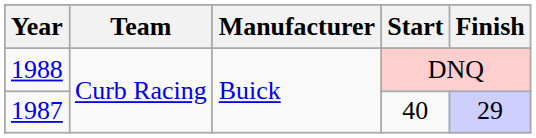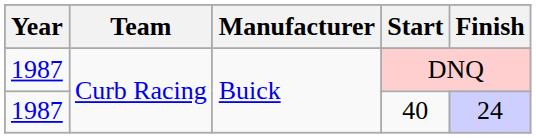(37, 69) 1988 -> (37, 69) 1987
(490, 111) 29 -> (490, 111) 24
